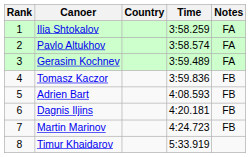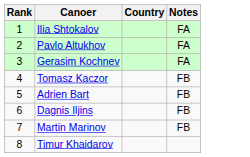- column: (189, 12)
